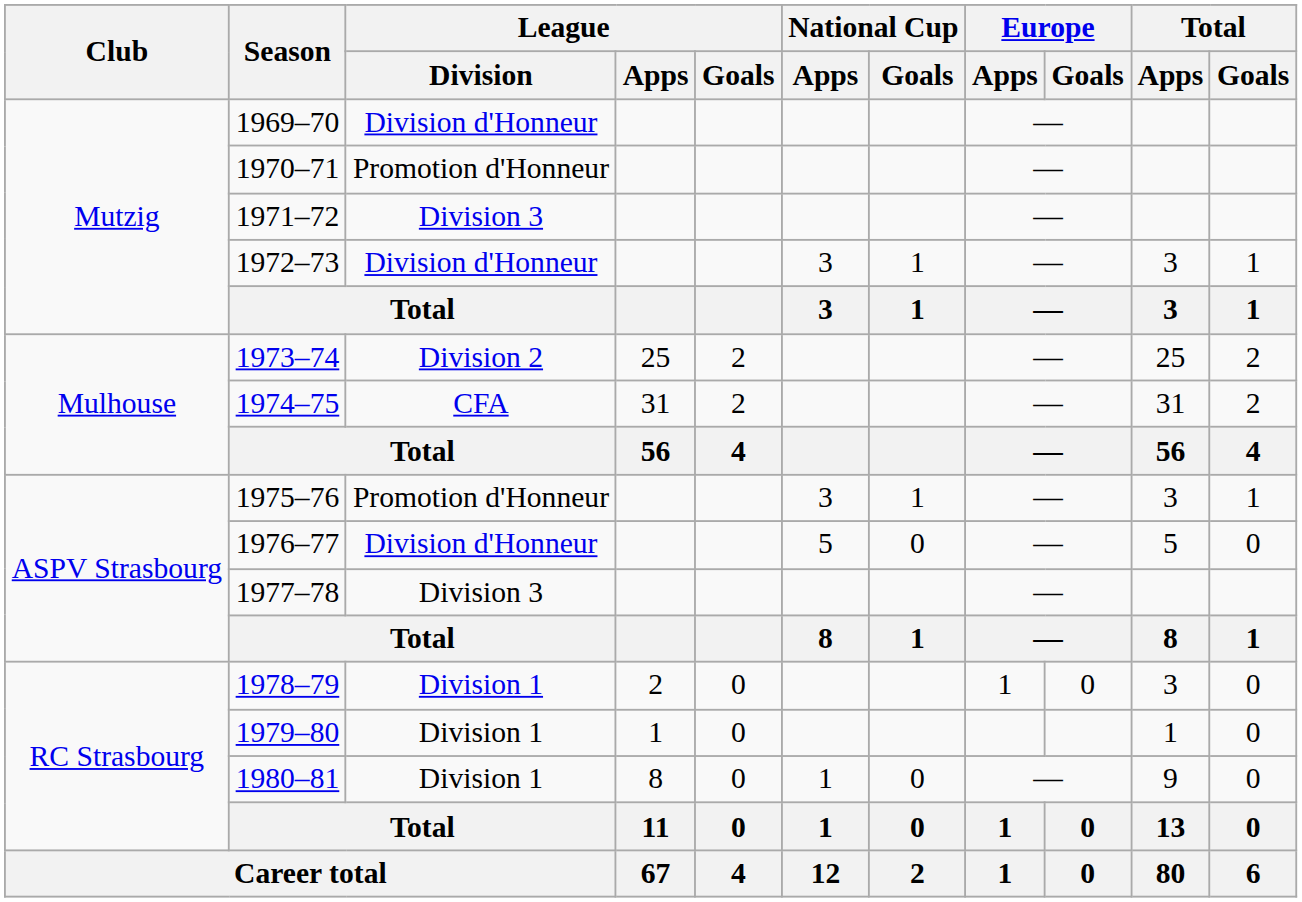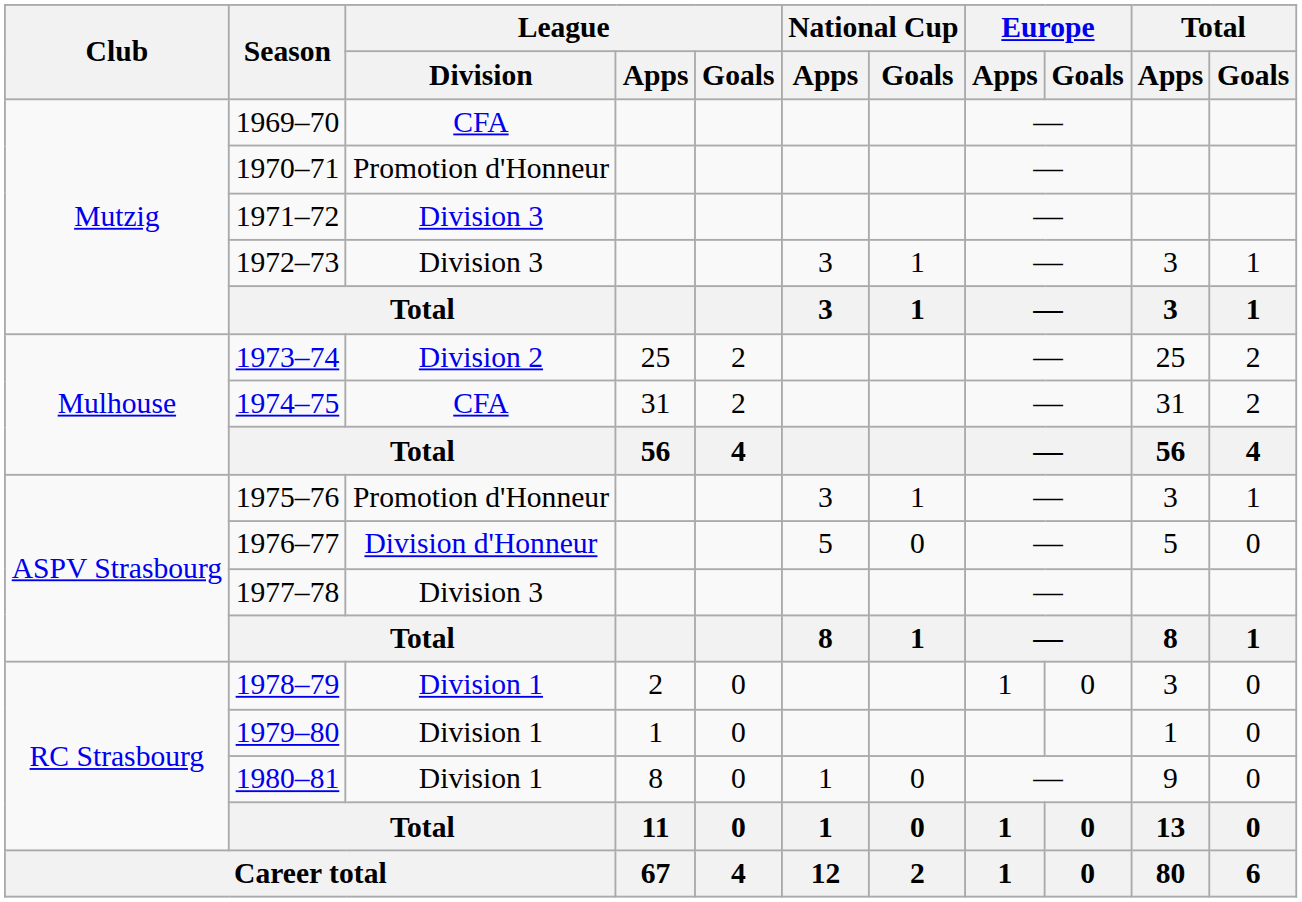(481, 121) Division d'Honneur -> (481, 121) CFA
(481, 262) Division d'Honneur -> (481, 262) Division 3
